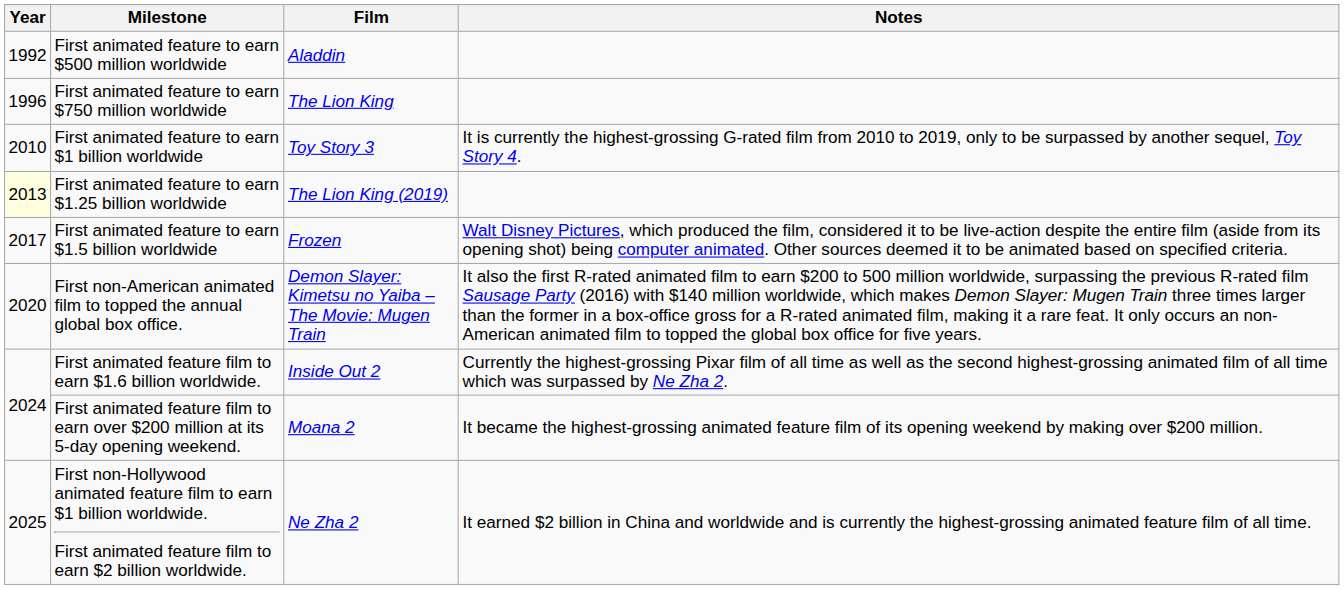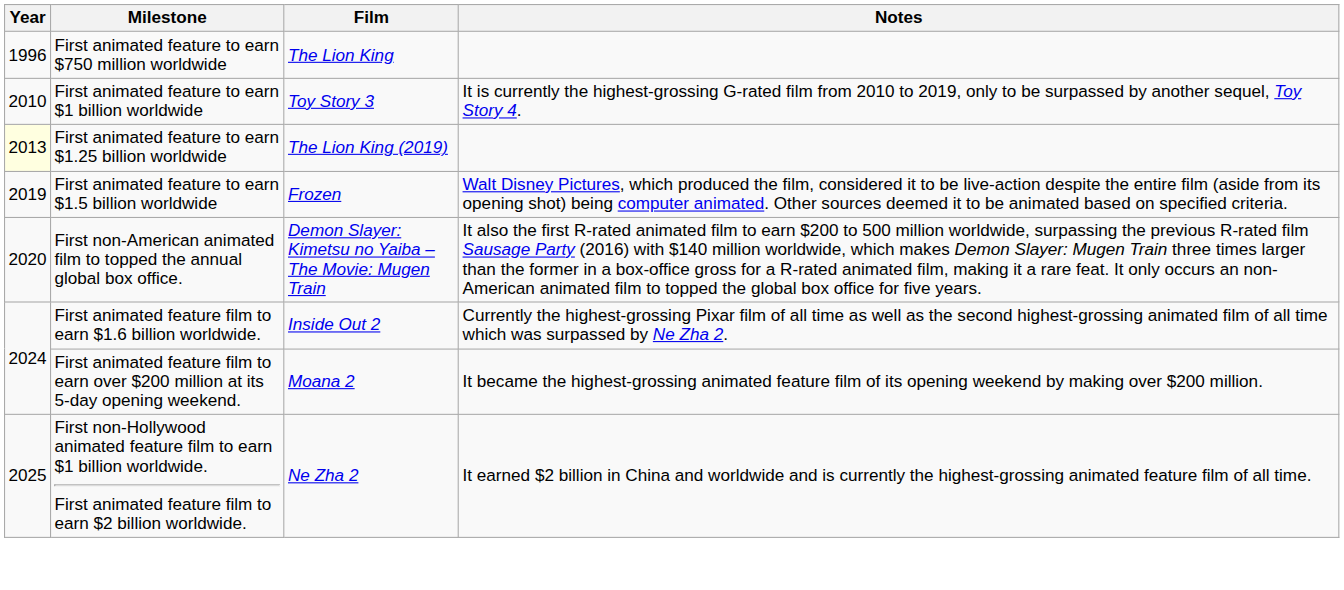- row: (167, 54)
(28, 240) 2017 -> (28, 194) 2019
